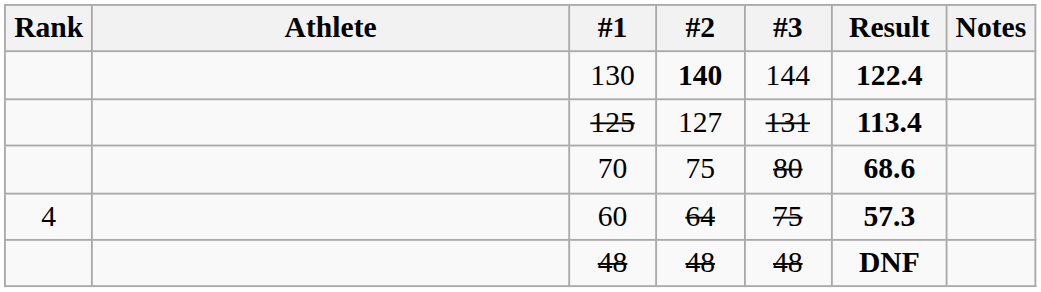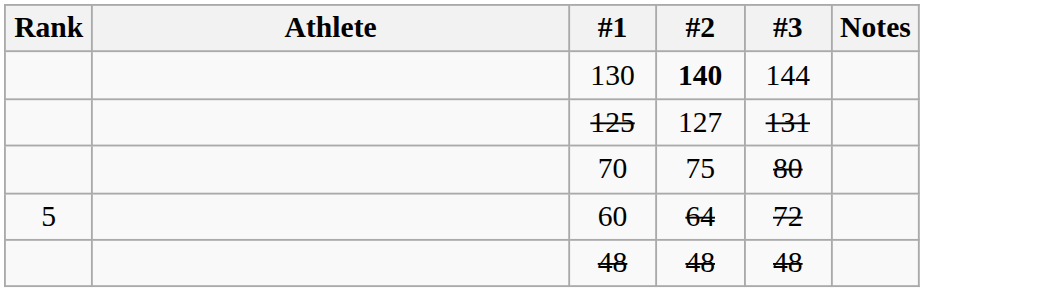- column: (889, 27)
(49, 215) 4 -> (49, 215) 5
(788, 215) 75 -> (788, 215) 72
